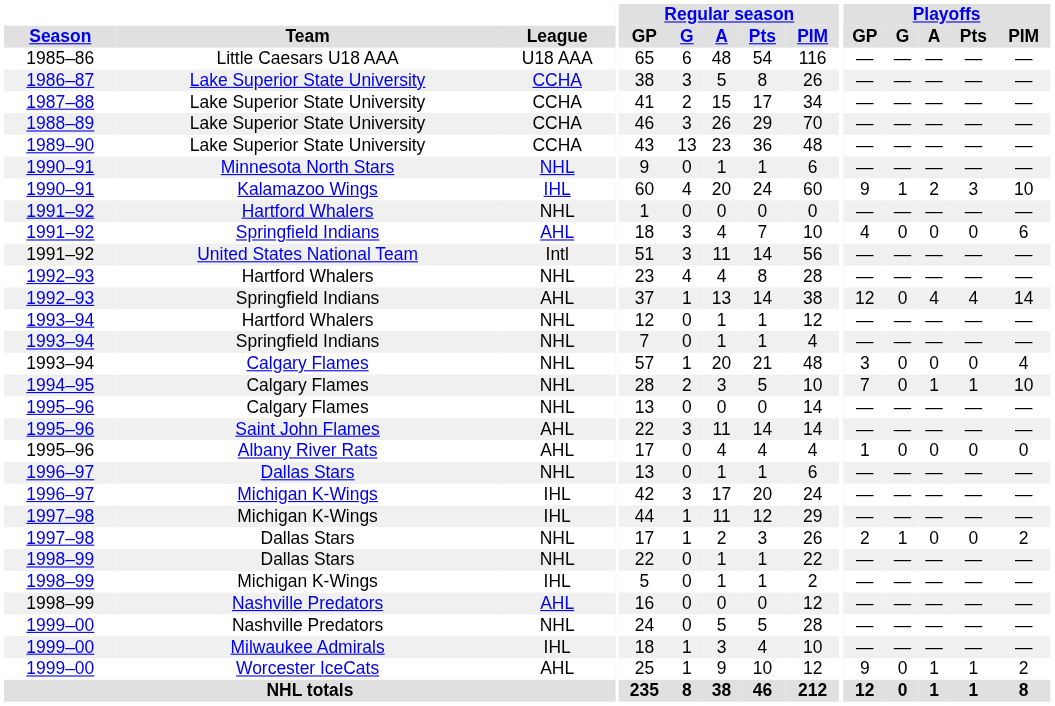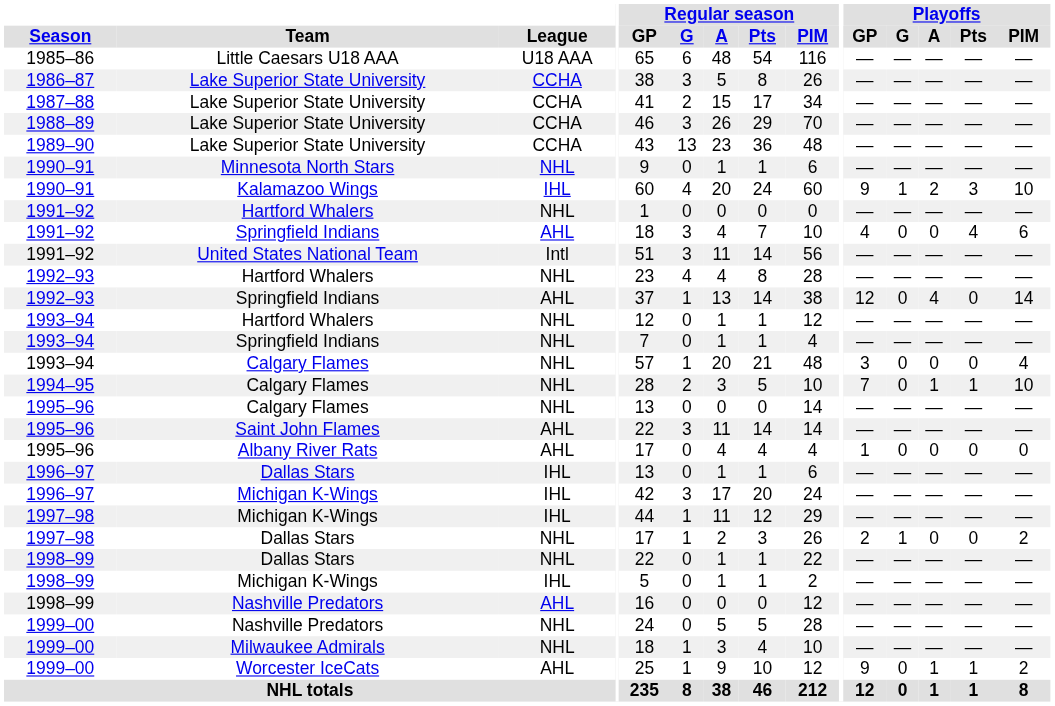(973, 232) 0 -> (973, 232) 4
(973, 298) 4 -> (973, 298) 0
(557, 472) NHL -> (557, 472) IHL
(557, 647) IHL -> (557, 647) NHL
